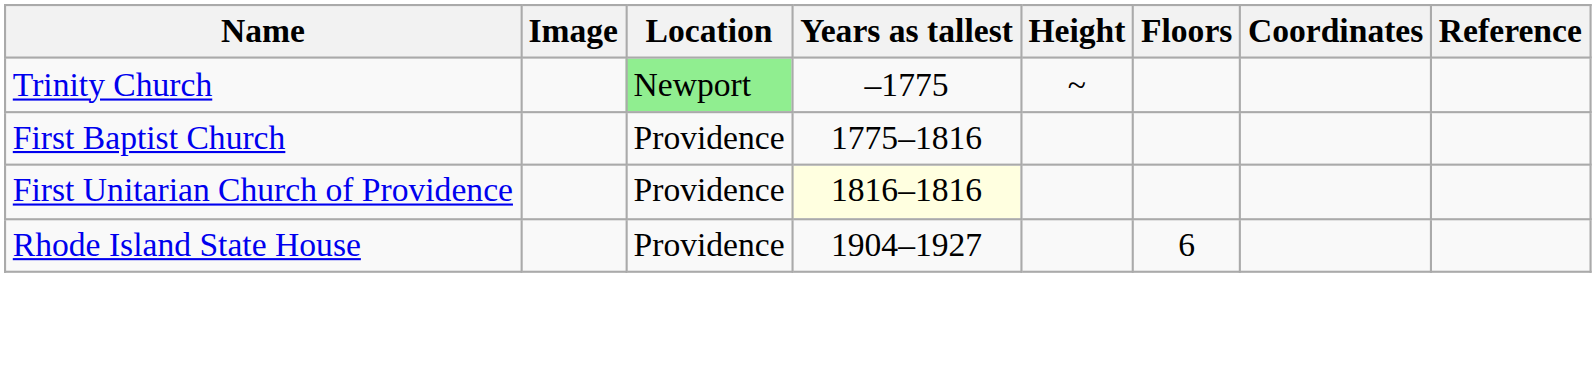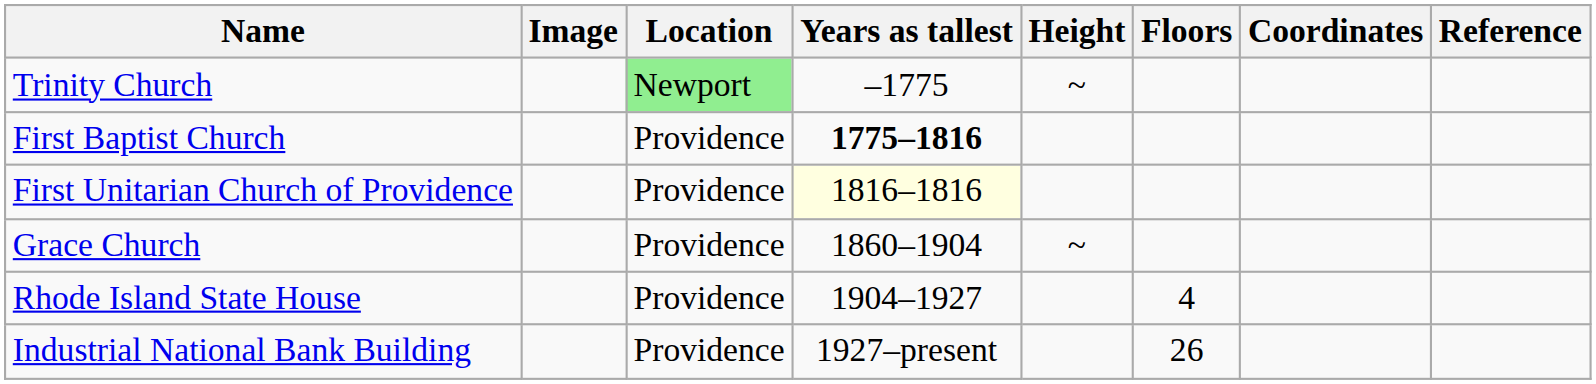(907, 137) normal -> (907, 137) bold
+ row: (107, 244)
(1187, 244) 6 -> (1187, 297) 4
+ row: (242, 350)
